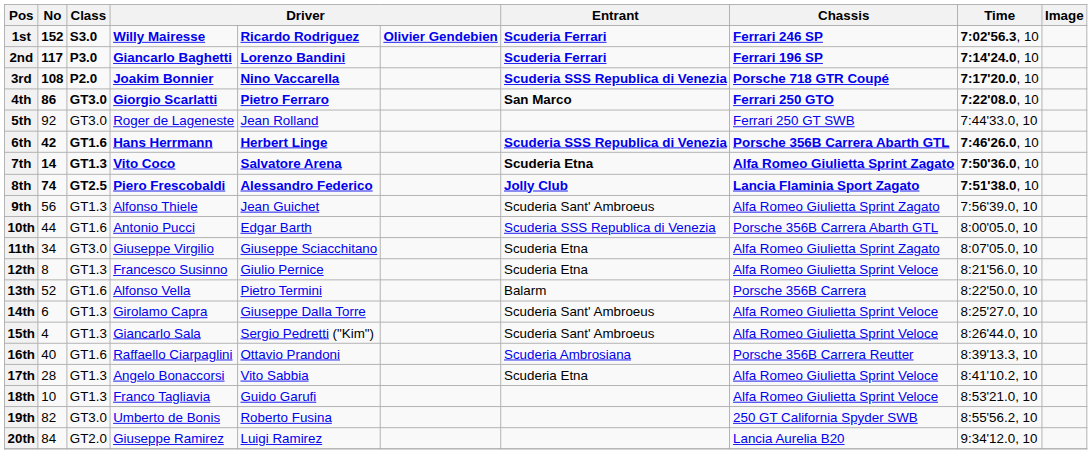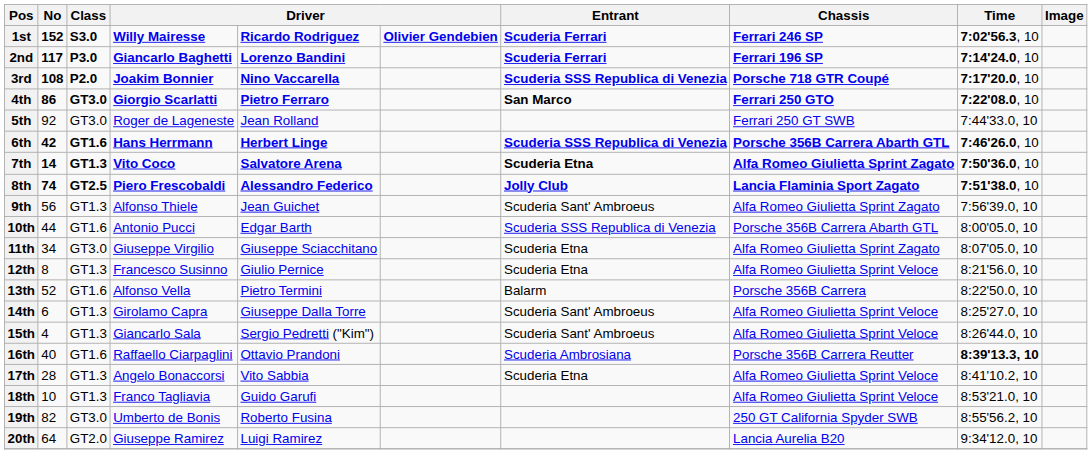(999, 354) normal -> (1000, 354) bold
(49, 439) 84 -> (49, 439) 64
